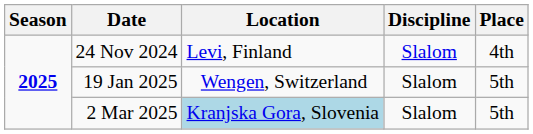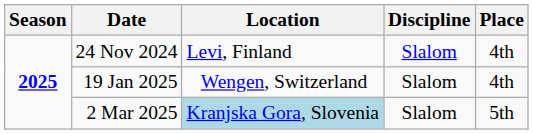(502, 81) 5th -> (502, 81) 4th
